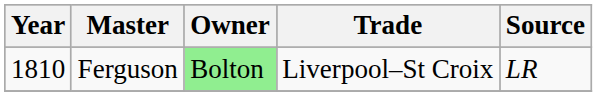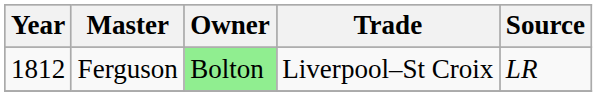(38, 68) 1810 -> (38, 68) 1812
